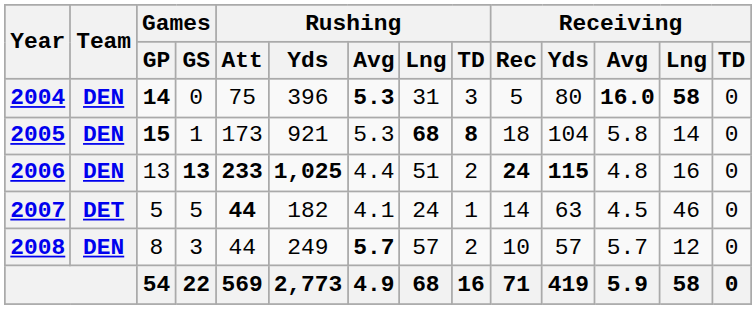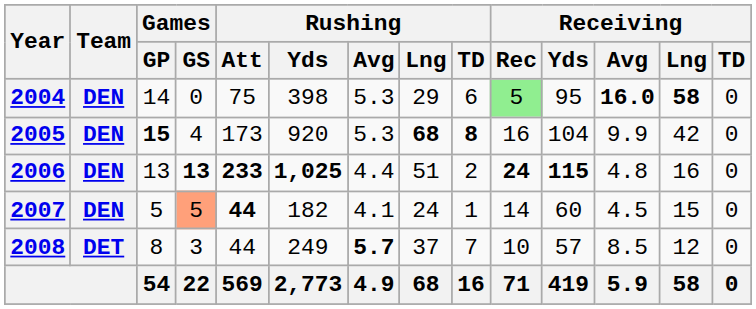(156, 98) bold -> (156, 98) normal
(308, 98) 396 -> (308, 98) 398
(374, 98) bold -> (374, 98) normal
(426, 98) 31 -> (426, 98) 29
(471, 98) 3 -> (471, 98) 6
(516, 98) no background -> (516, 98) lightgreen background
(568, 98) 80 -> (568, 98) 95
(196, 135) 1 -> (196, 135) 4
(308, 135) 921 -> (308, 135) 920
(516, 135) 18 -> (516, 135) 16
(627, 135) 5.8 -> (627, 135) 9.9
(686, 135) 14 -> (686, 135) 42
(104, 210) DET -> (104, 210) DEN
(196, 210) no background -> (196, 210) lightsalmon background
(568, 210) 63 -> (568, 210) 60
(686, 210) 46 -> (686, 210) 15
(104, 247) DEN -> (104, 247) DET
(426, 247) 57 -> (426, 247) 37
(471, 247) 2 -> (471, 247) 7
(627, 247) 5.7 -> (627, 247) 8.5
